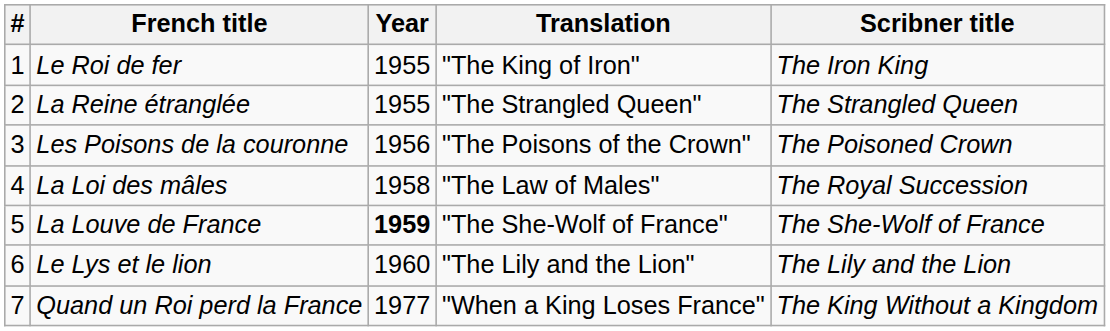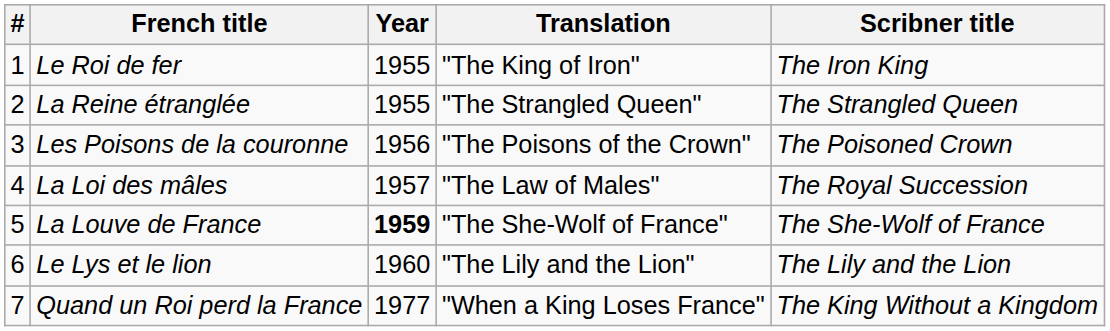(402, 184) 1958 -> (402, 184) 1957
